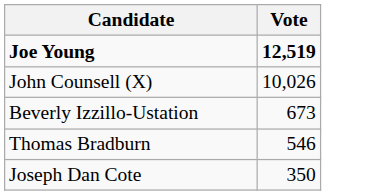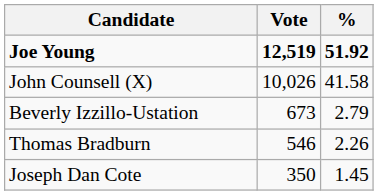+ column: (347, 19)
